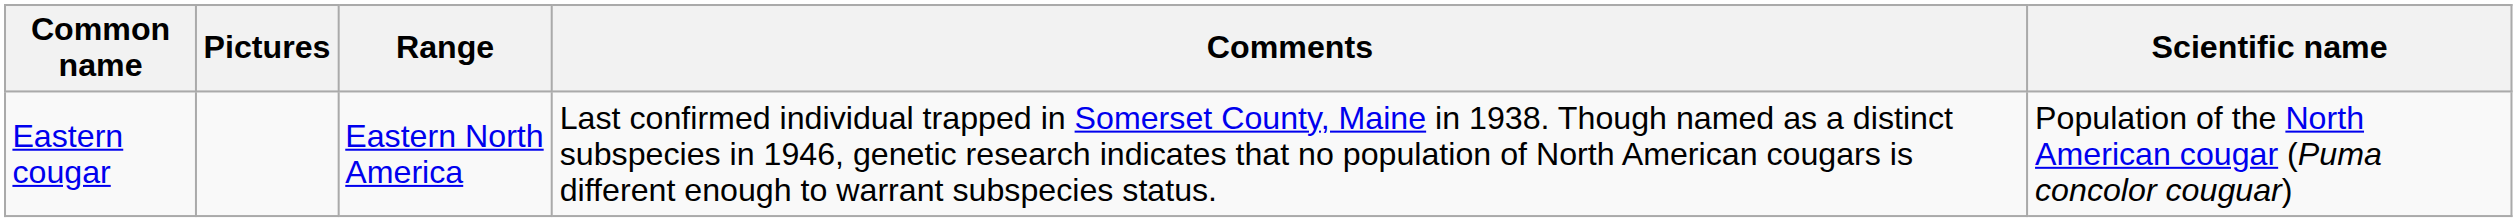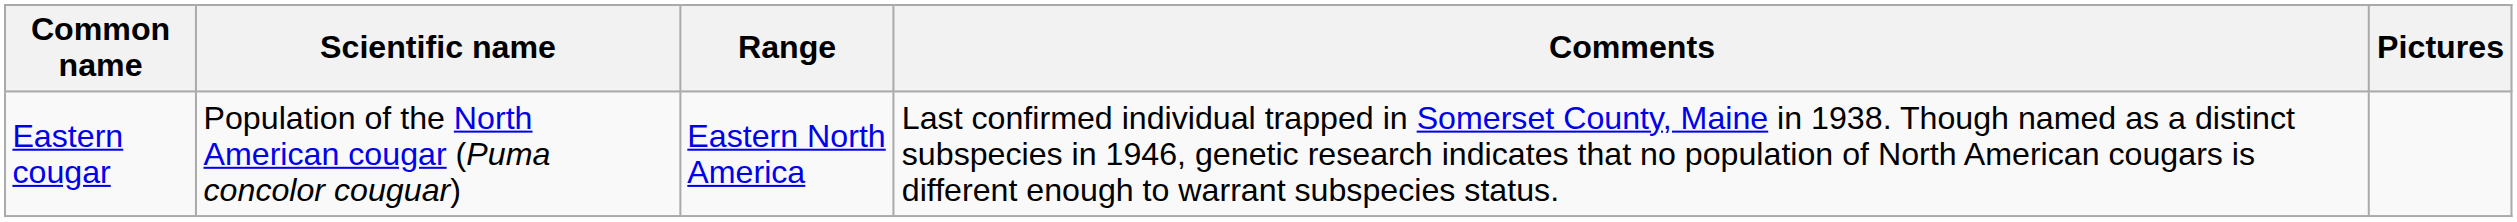columns swapped: (2270, 48) <-> (267, 48)
